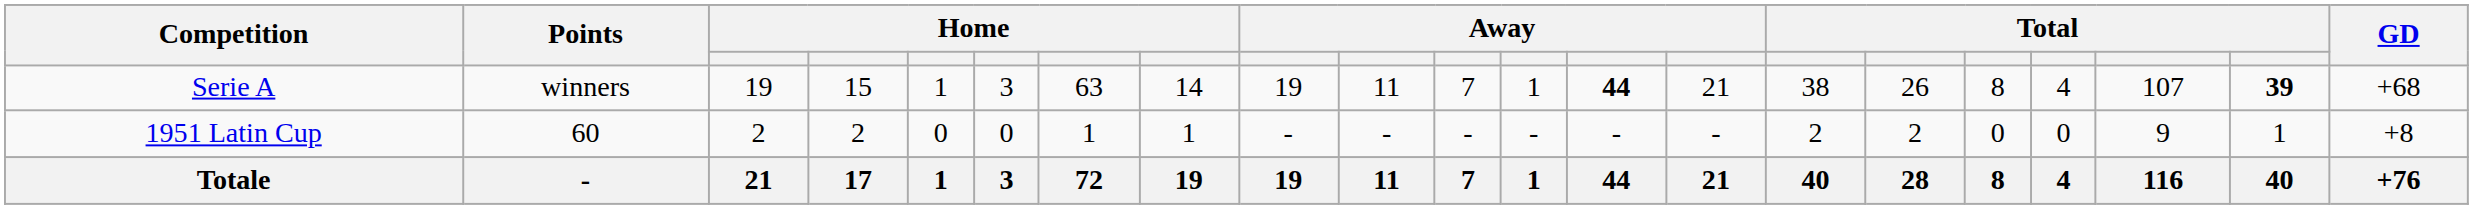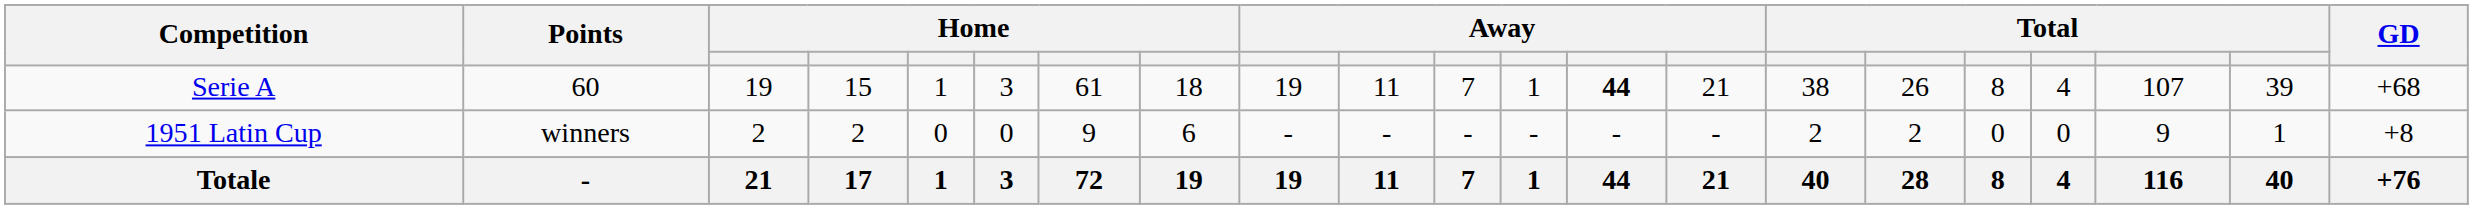(586, 87) winners -> (586, 87) 60
(1089, 87) 63 -> (1089, 87) 61
(1189, 87) 14 -> (1189, 87) 18
(2280, 87) bold -> (2280, 87) normal
(586, 133) 60 -> (586, 133) winners
(1089, 133) 1 -> (1089, 133) 9
(1189, 133) 1 -> (1189, 133) 6
